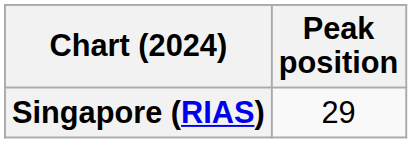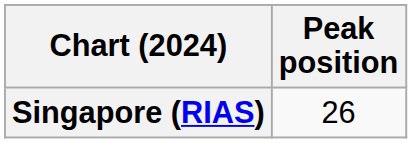(339, 112) 29 -> (339, 112) 26
